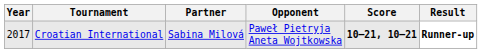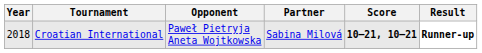columns swapped: (206, 12) <-> (295, 12)
(18, 34) 2017 -> (18, 34) 2018
